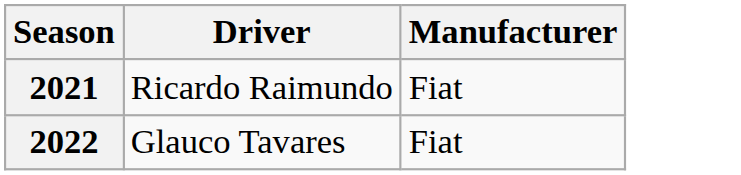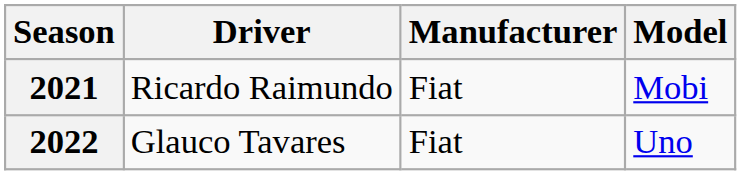+ column: (680, 31)
